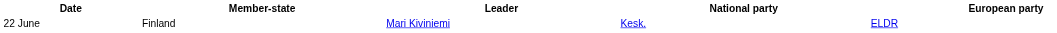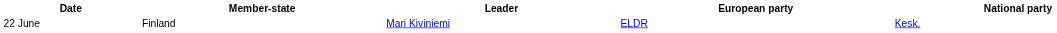columns swapped: (744, 8) <-> (1006, 8)
